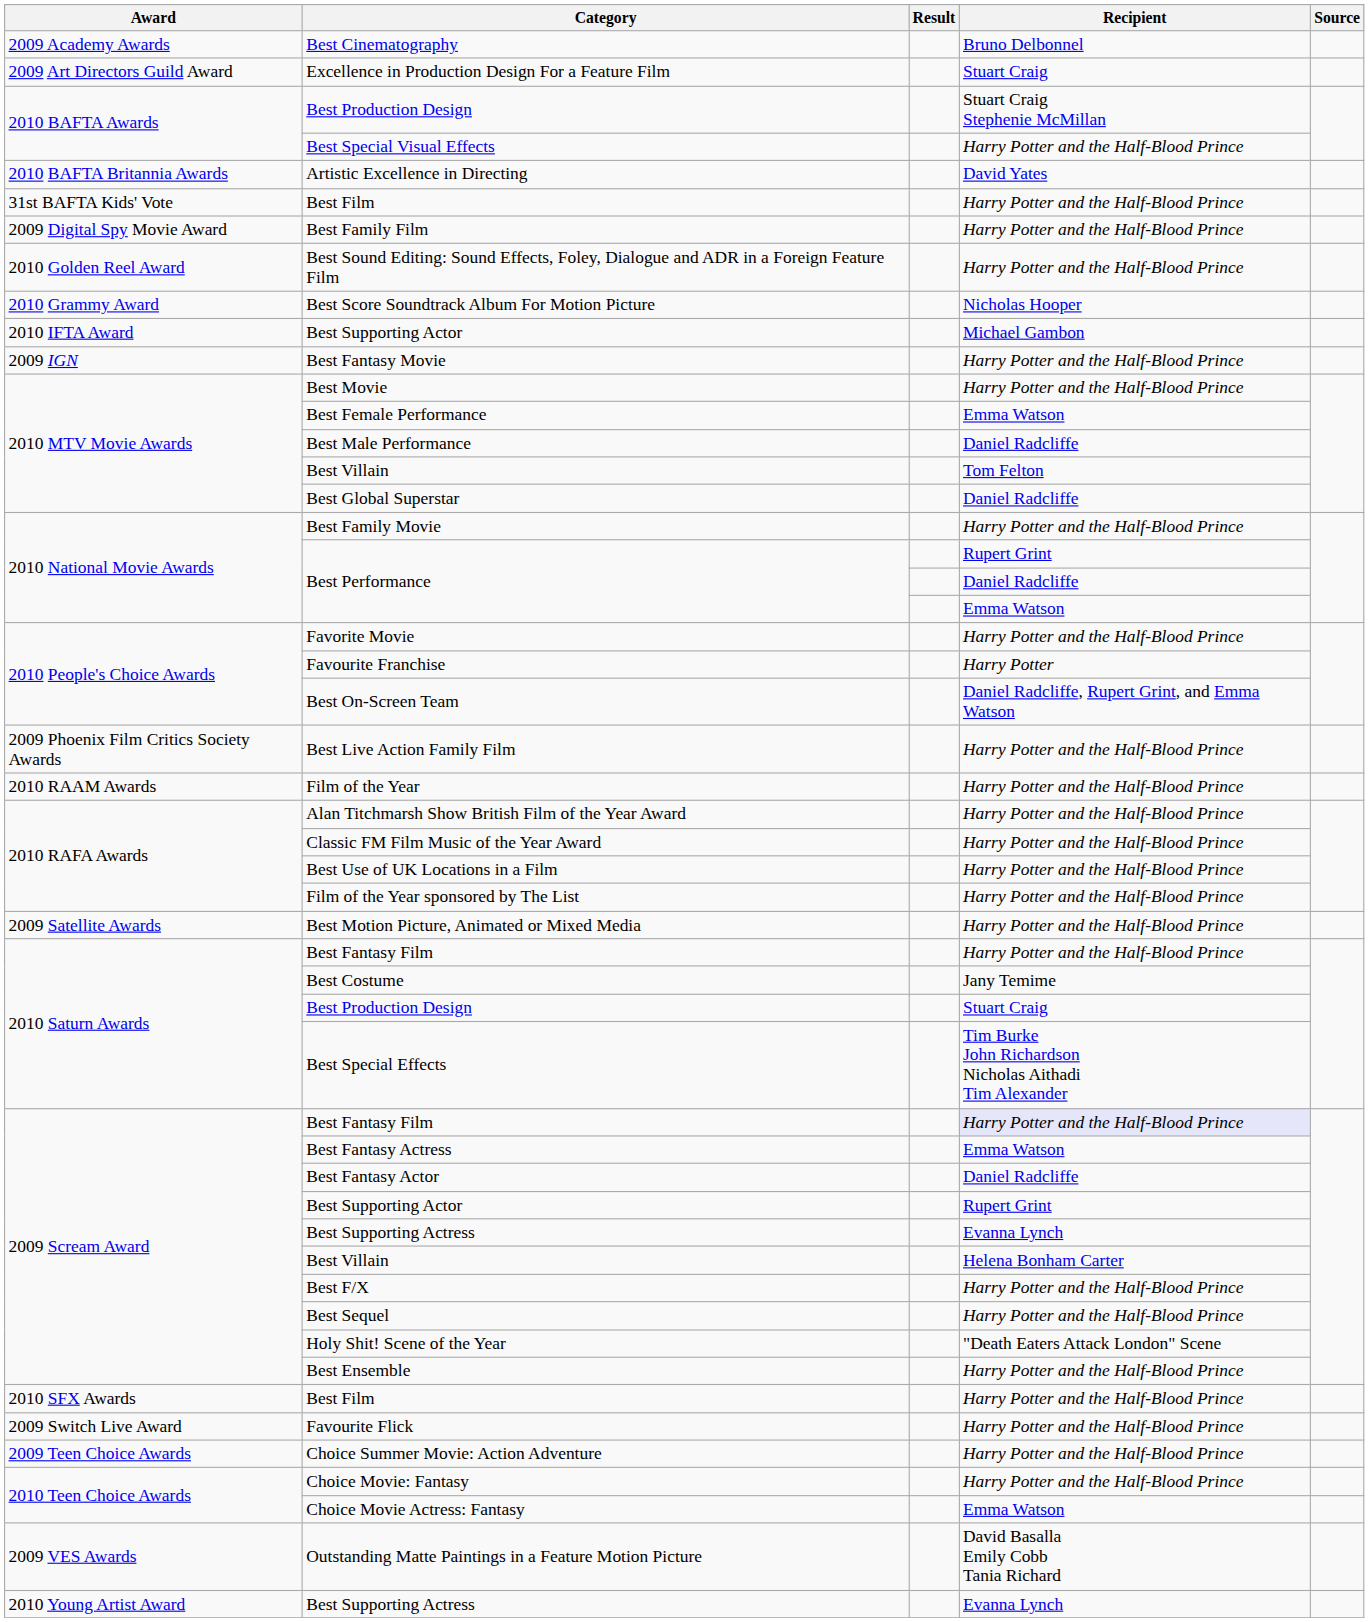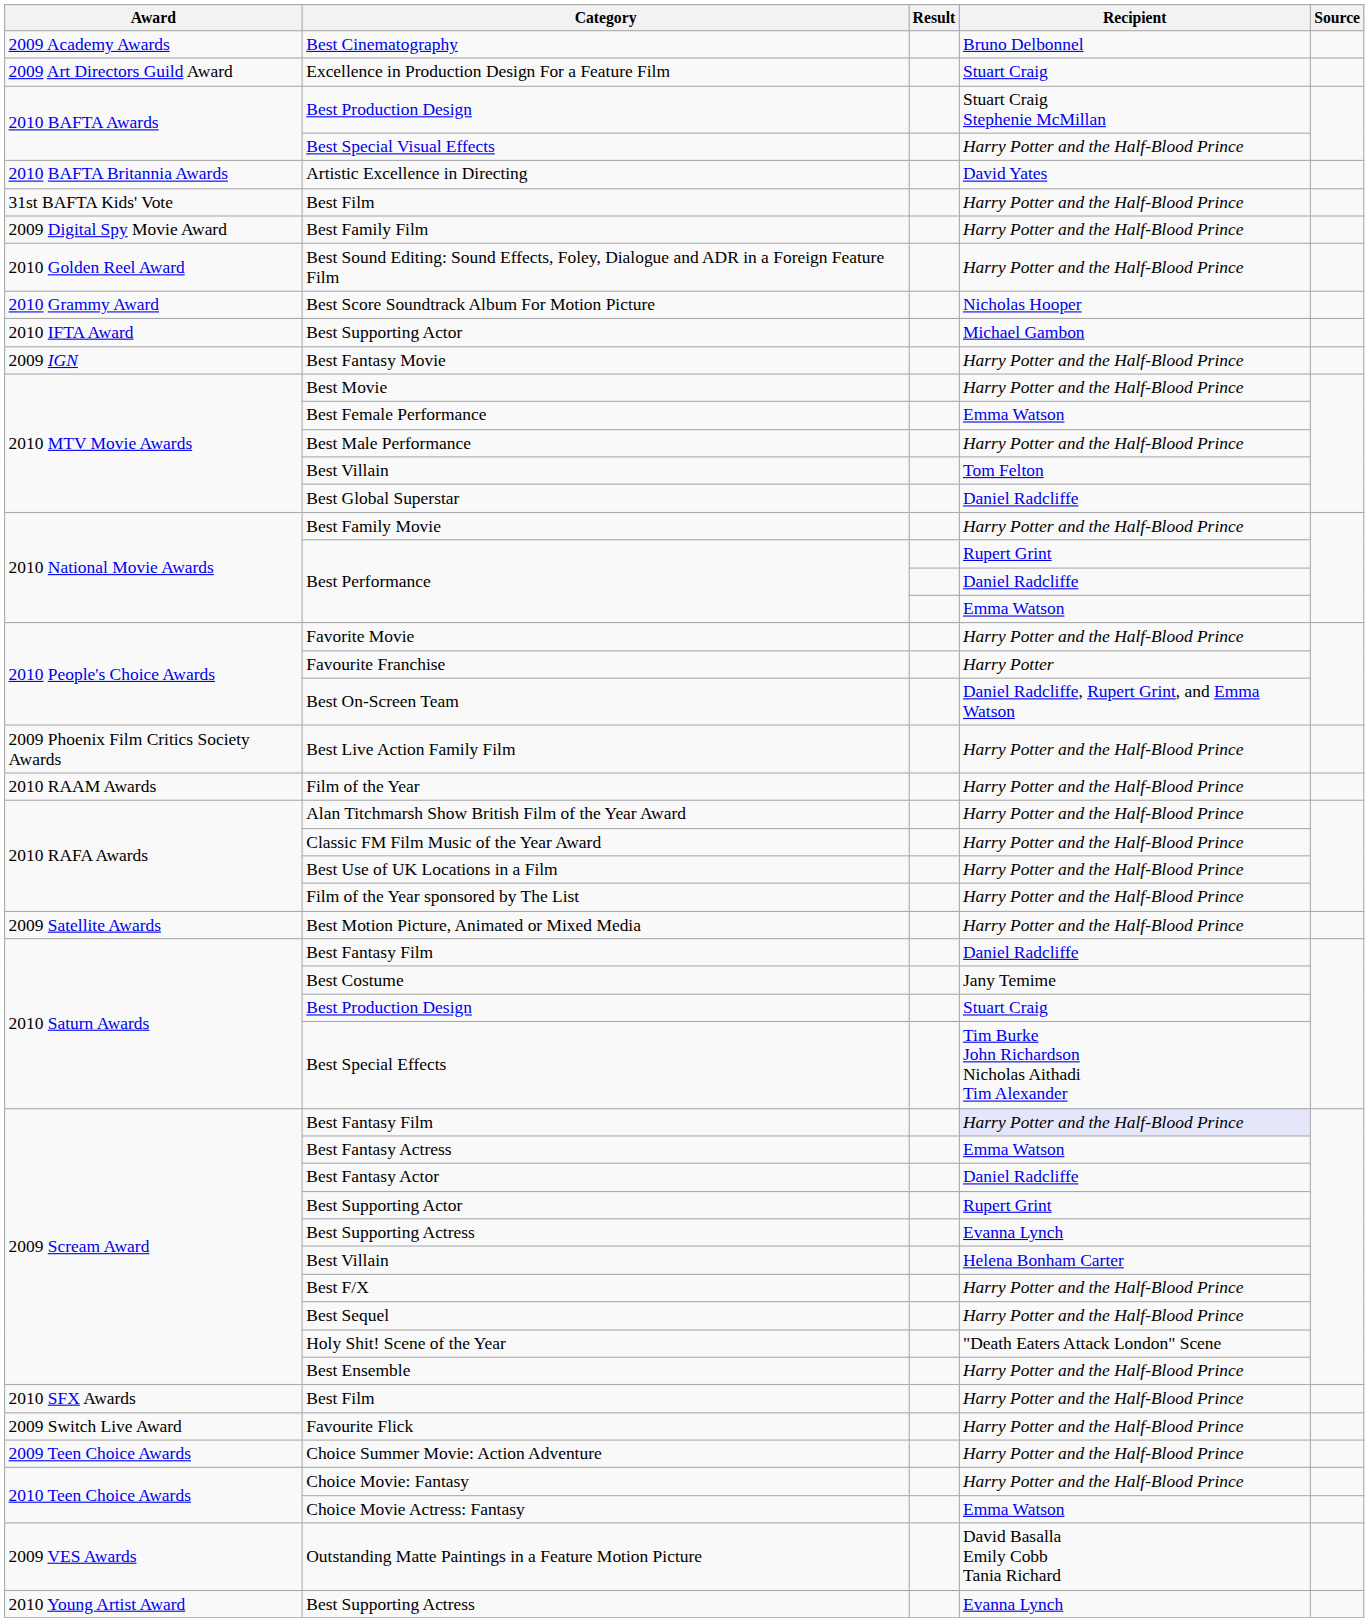(1021, 443) Daniel Radcliffe -> (1103, 443) Harry Potter and the Half-Blood Prince
(1103, 952) Harry Potter and the Half-Blood Prince -> (1021, 952) Daniel Radcliffe
